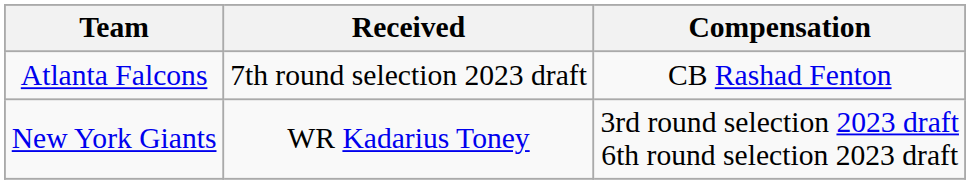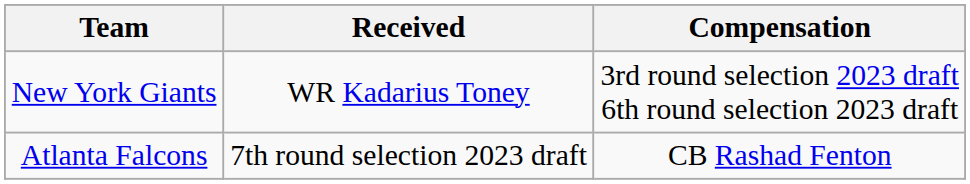rows swapped: (114, 138) <-> (114, 74)
